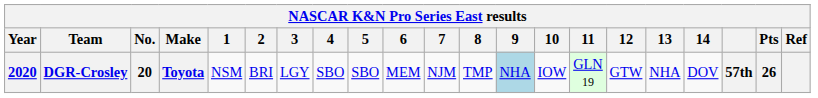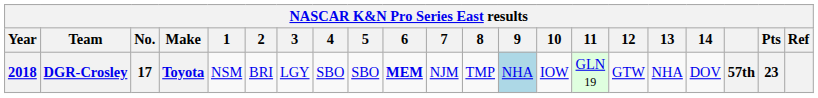(22, 72) 2020 -> (22, 72) 2018
(145, 72) 20 -> (145, 72) 17
(403, 72) normal -> (404, 72) bold
(769, 72) 26 -> (771, 72) 23
